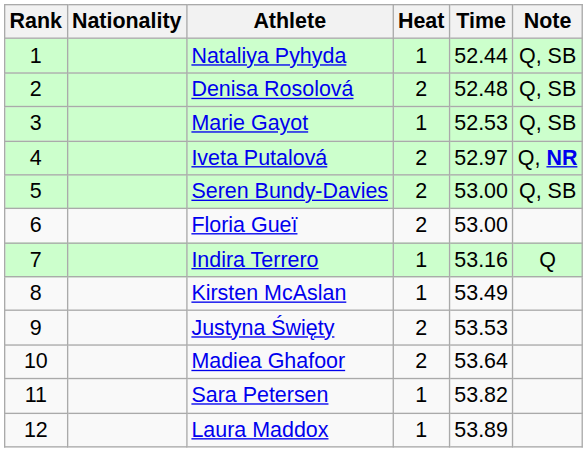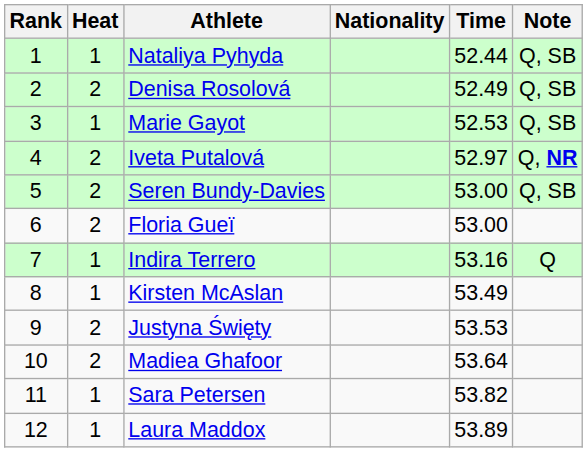columns swapped: (421, 21) <-> (127, 21)
(481, 89) 52.48 -> (481, 89) 52.49
